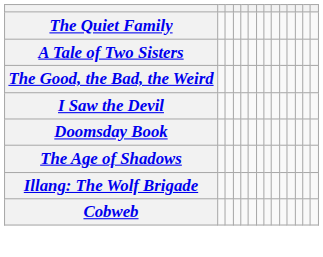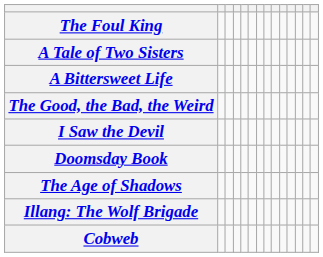- row: (111, 25)
+ row: (111, 25)
+ row: (111, 78)
